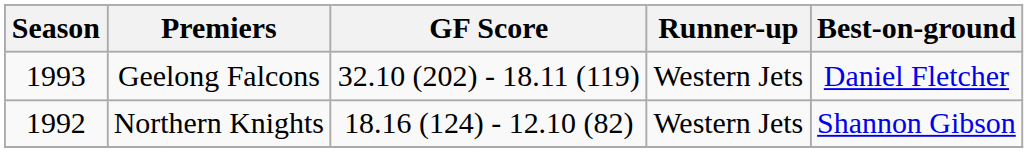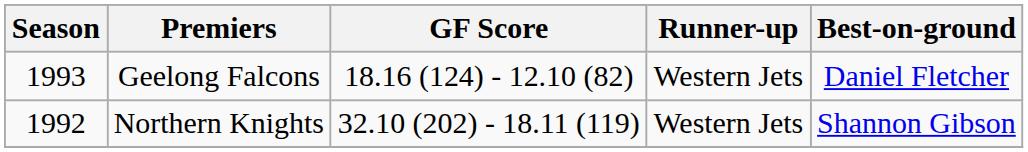(489, 75) 32.10 (202) - 18.11 (119) -> (489, 75) 18.16 (124) - 12.10 (82)
(489, 123) 18.16 (124) - 12.10 (82) -> (489, 123) 32.10 (202) - 18.11 (119)
